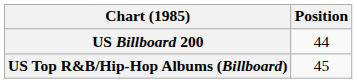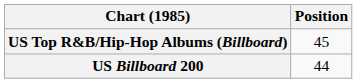rows swapped: (148, 41) <-> (148, 66)
